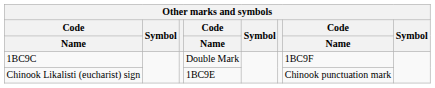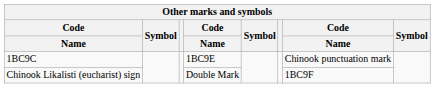(213, 59) Double Mark -> (201, 59) 1BC9E
(299, 59) 1BC9F -> (338, 59) Chinook punctuation mark
(201, 75) 1BC9E -> (213, 75) Double Mark
(338, 75) Chinook punctuation mark -> (299, 75) 1BC9F
